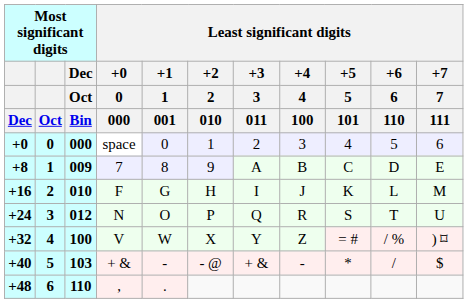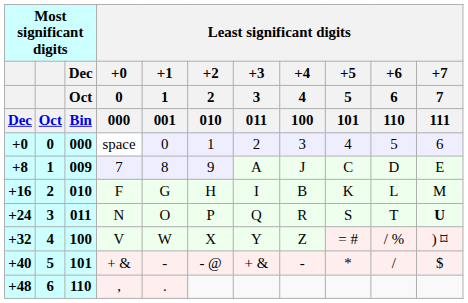(302, 167) B -> (302, 167) J
(302, 191) J -> (302, 191) B
(81, 214) 012 -> (81, 214) 011
(440, 214) normal -> (440, 214) bold
(81, 263) 103 -> (81, 263) 101
